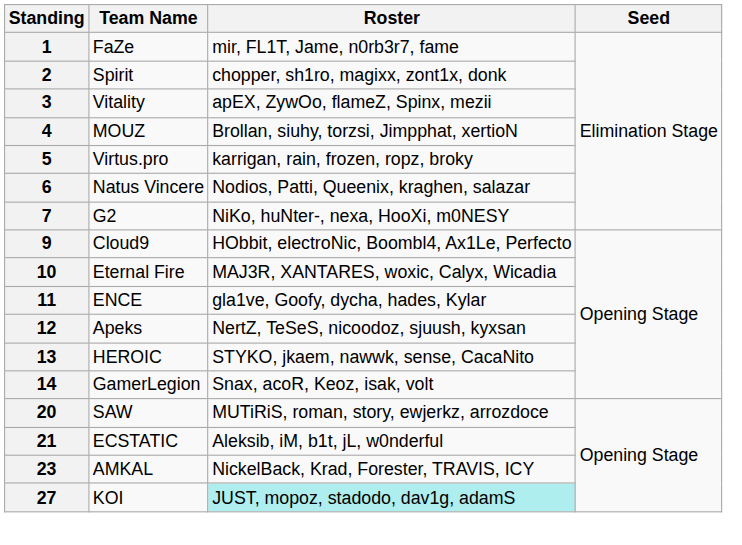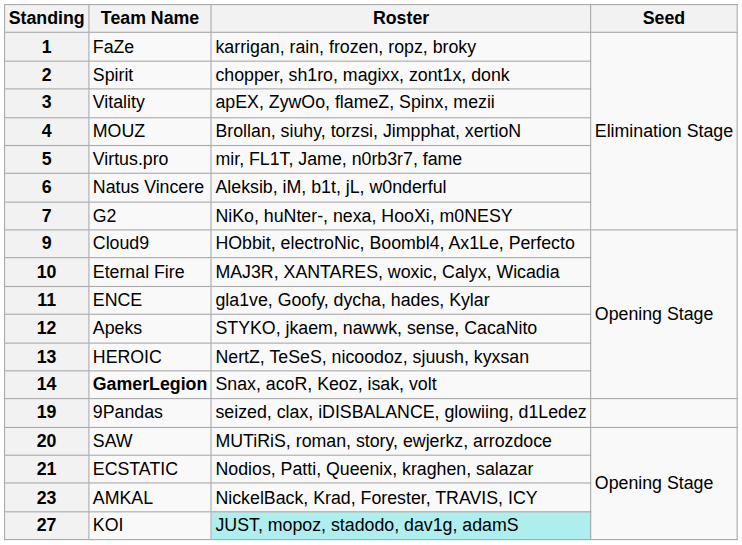(336, 46) mir, FL1T, Jame, n0rb3r7, fame -> (346, 46) karrigan, rain, frozen, ropz, broky
(343, 159) karrigan, rain, frozen, ropz, broky -> (339, 159) mir, FL1T, Jame, n0rb3r7, fame
(371, 187) Nodios, Patti, Queenix, kraghen, salazar -> (331, 187) Aleksib, iM, b1t, jL, w0nderful
(369, 328) NertZ, TeSeS, nicoodoz, sjuush, kyxsan -> (376, 328) STYKO, jkaem, nawwk, sense, CacaNito
(373, 356) STYKO, jkaem, nawwk, sense, CacaNito -> (372, 356) NertZ, TeSeS, nicoodoz, sjuush, kyxsan
(147, 384) normal -> (150, 384) bold
+ row: (47, 412)
(328, 441) Aleksib, iM, b1t, jL, w0nderful -> (374, 469) Nodios, Patti, Queenix, kraghen, salazar
